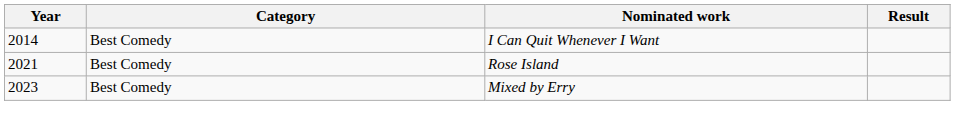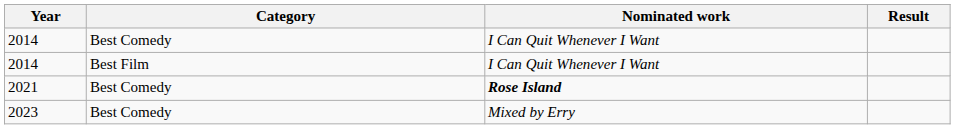+ row: (23, 64)
(523, 64) normal -> (525, 87) bold
